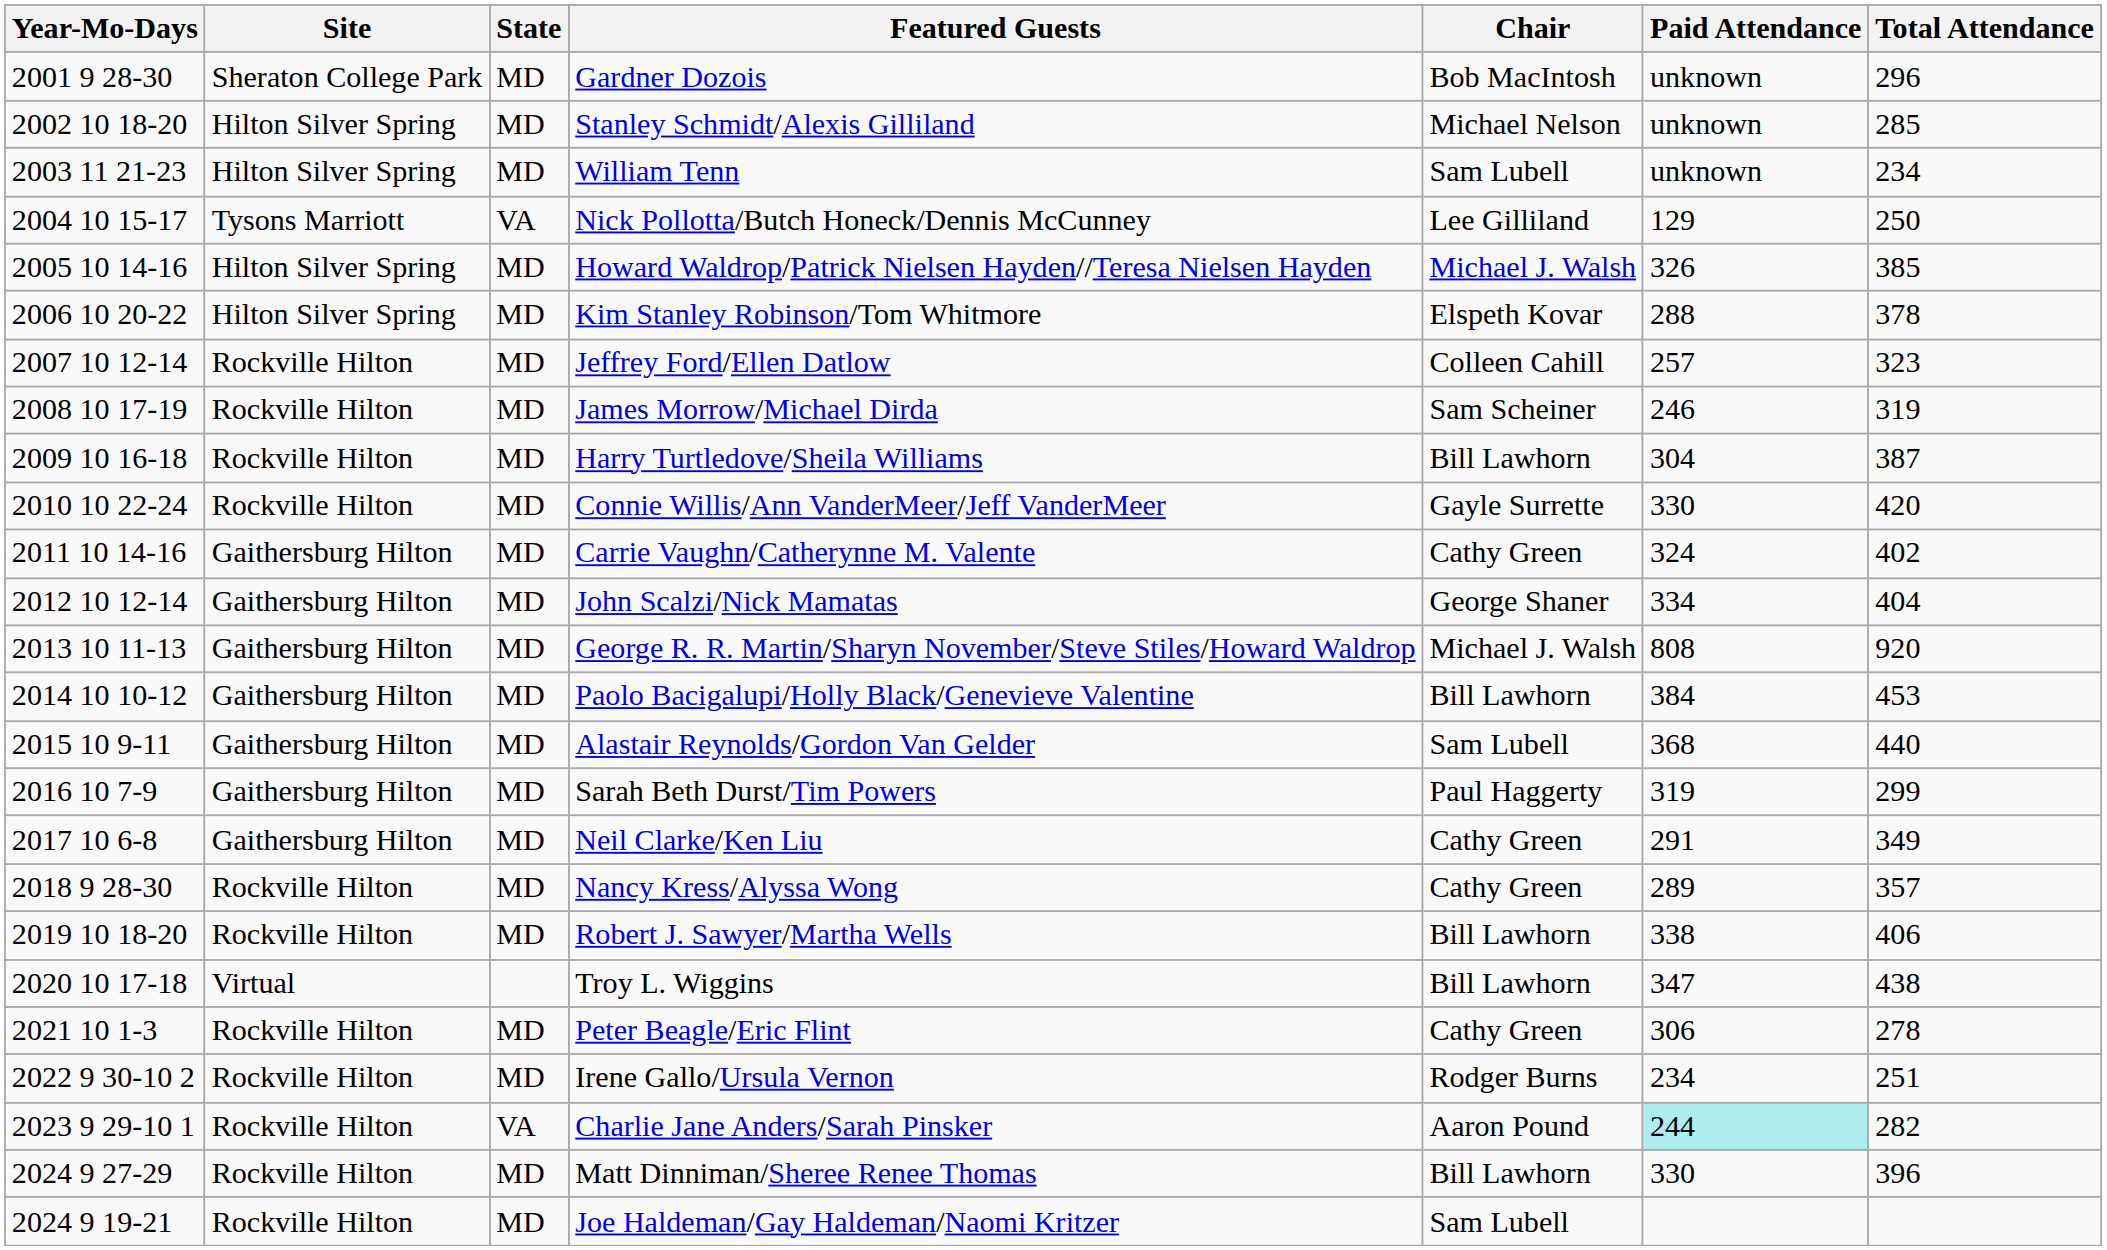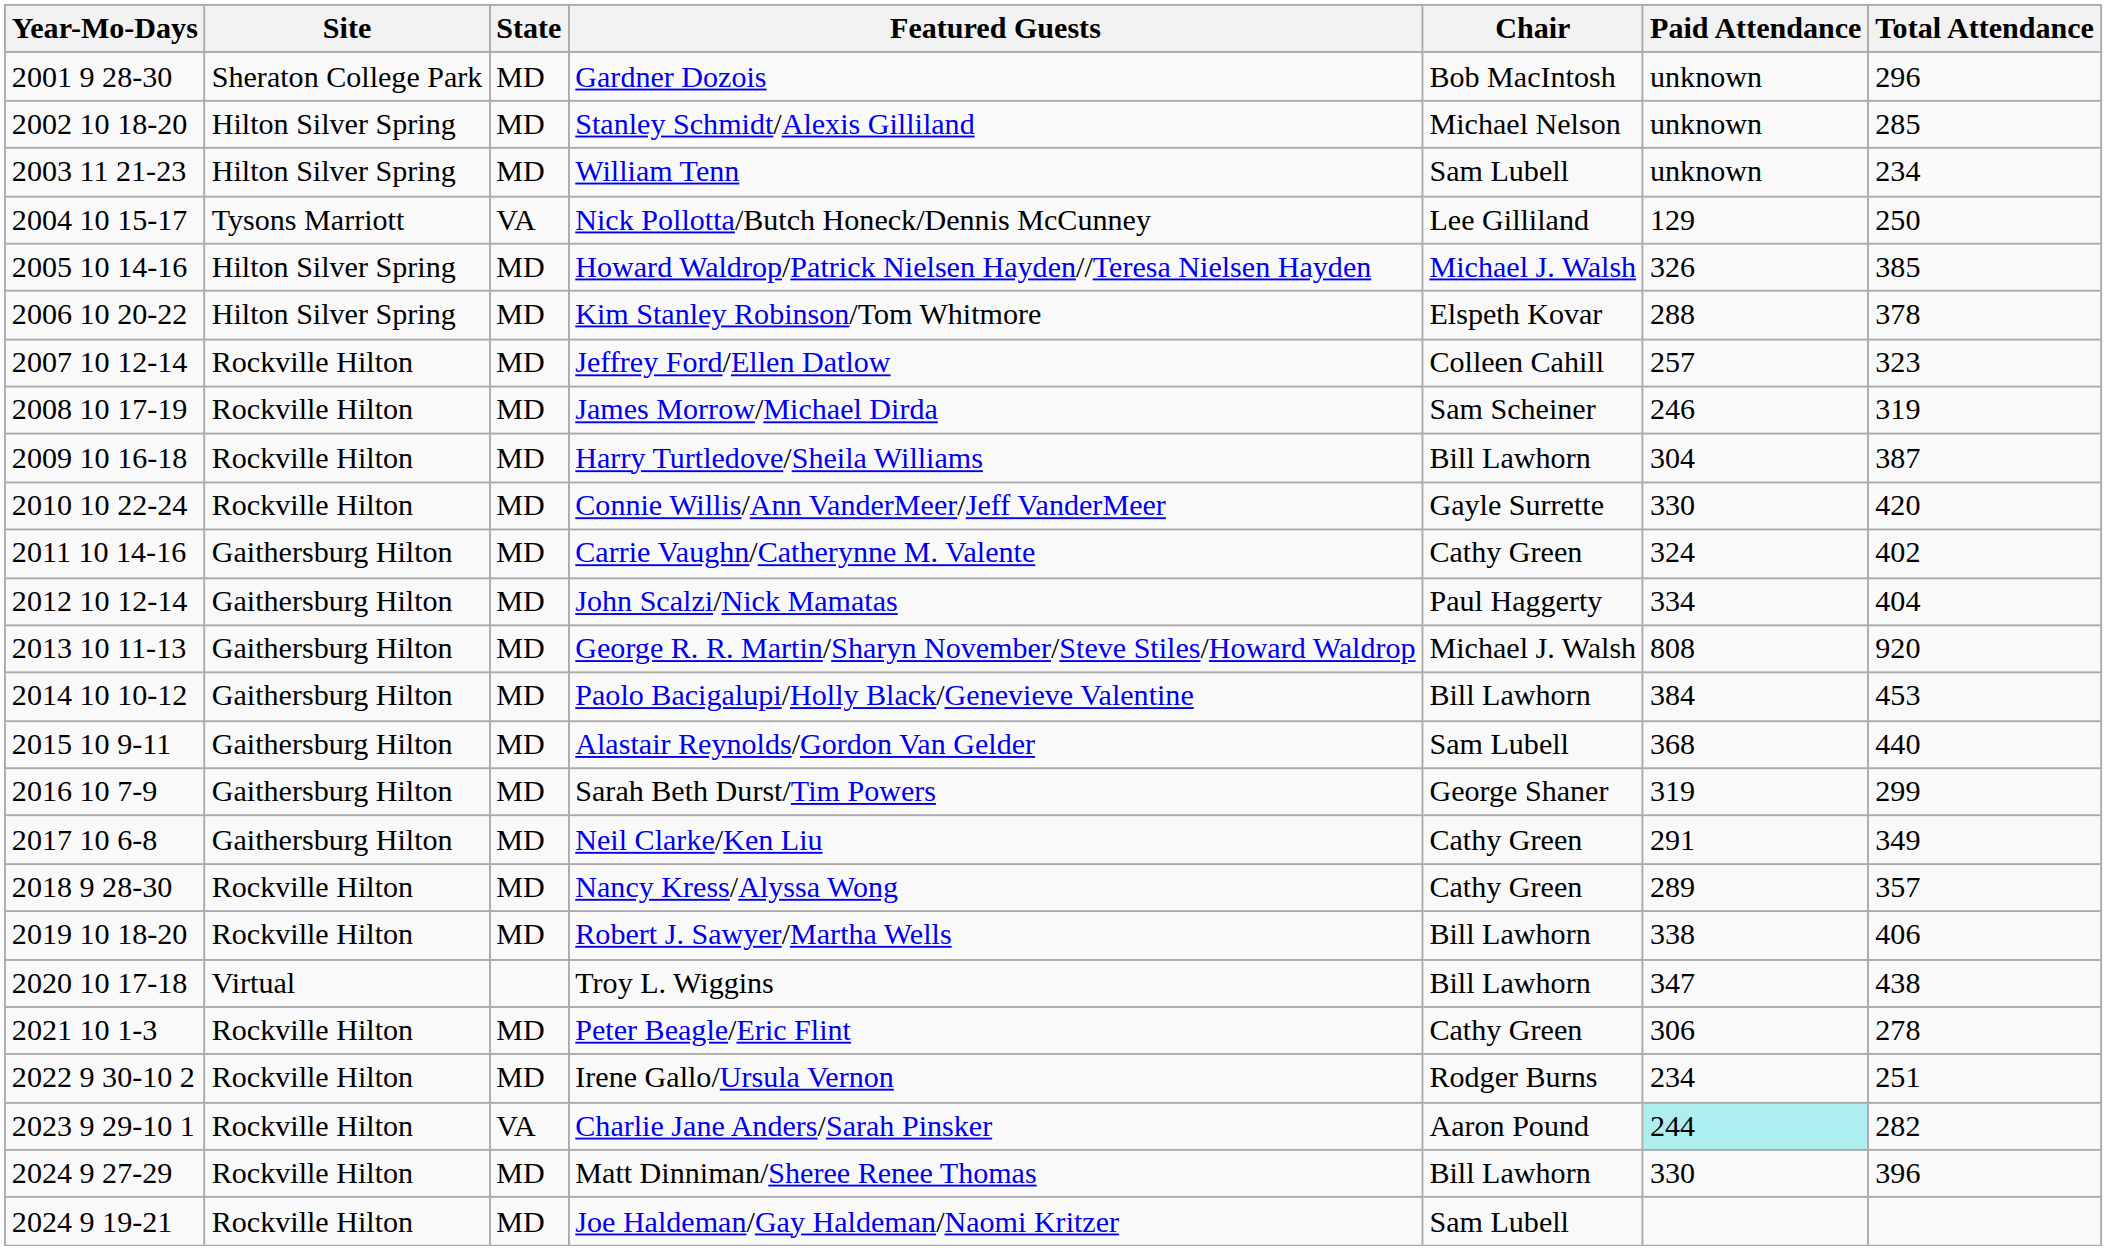(1519, 600) George Shaner -> (1516, 600) Paul Haggerty
(1516, 791) Paul Haggerty -> (1519, 791) George Shaner
